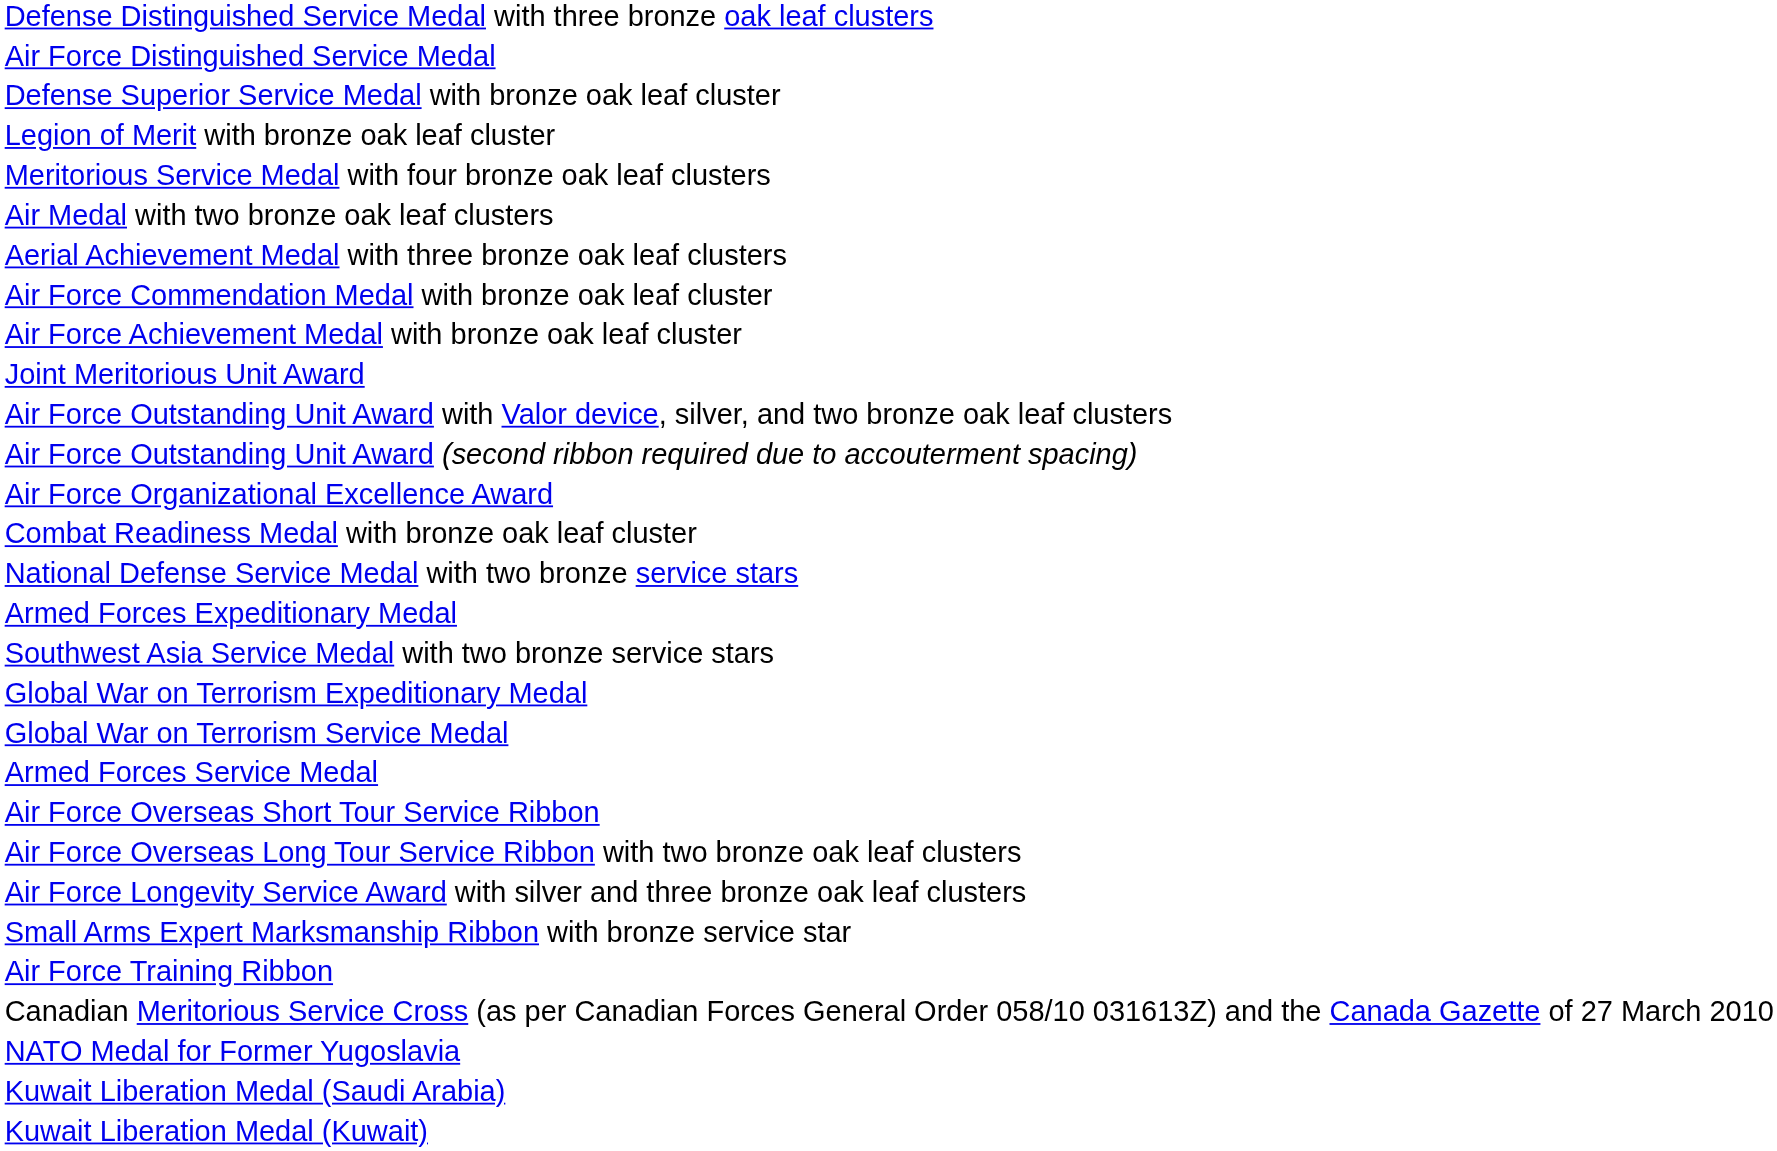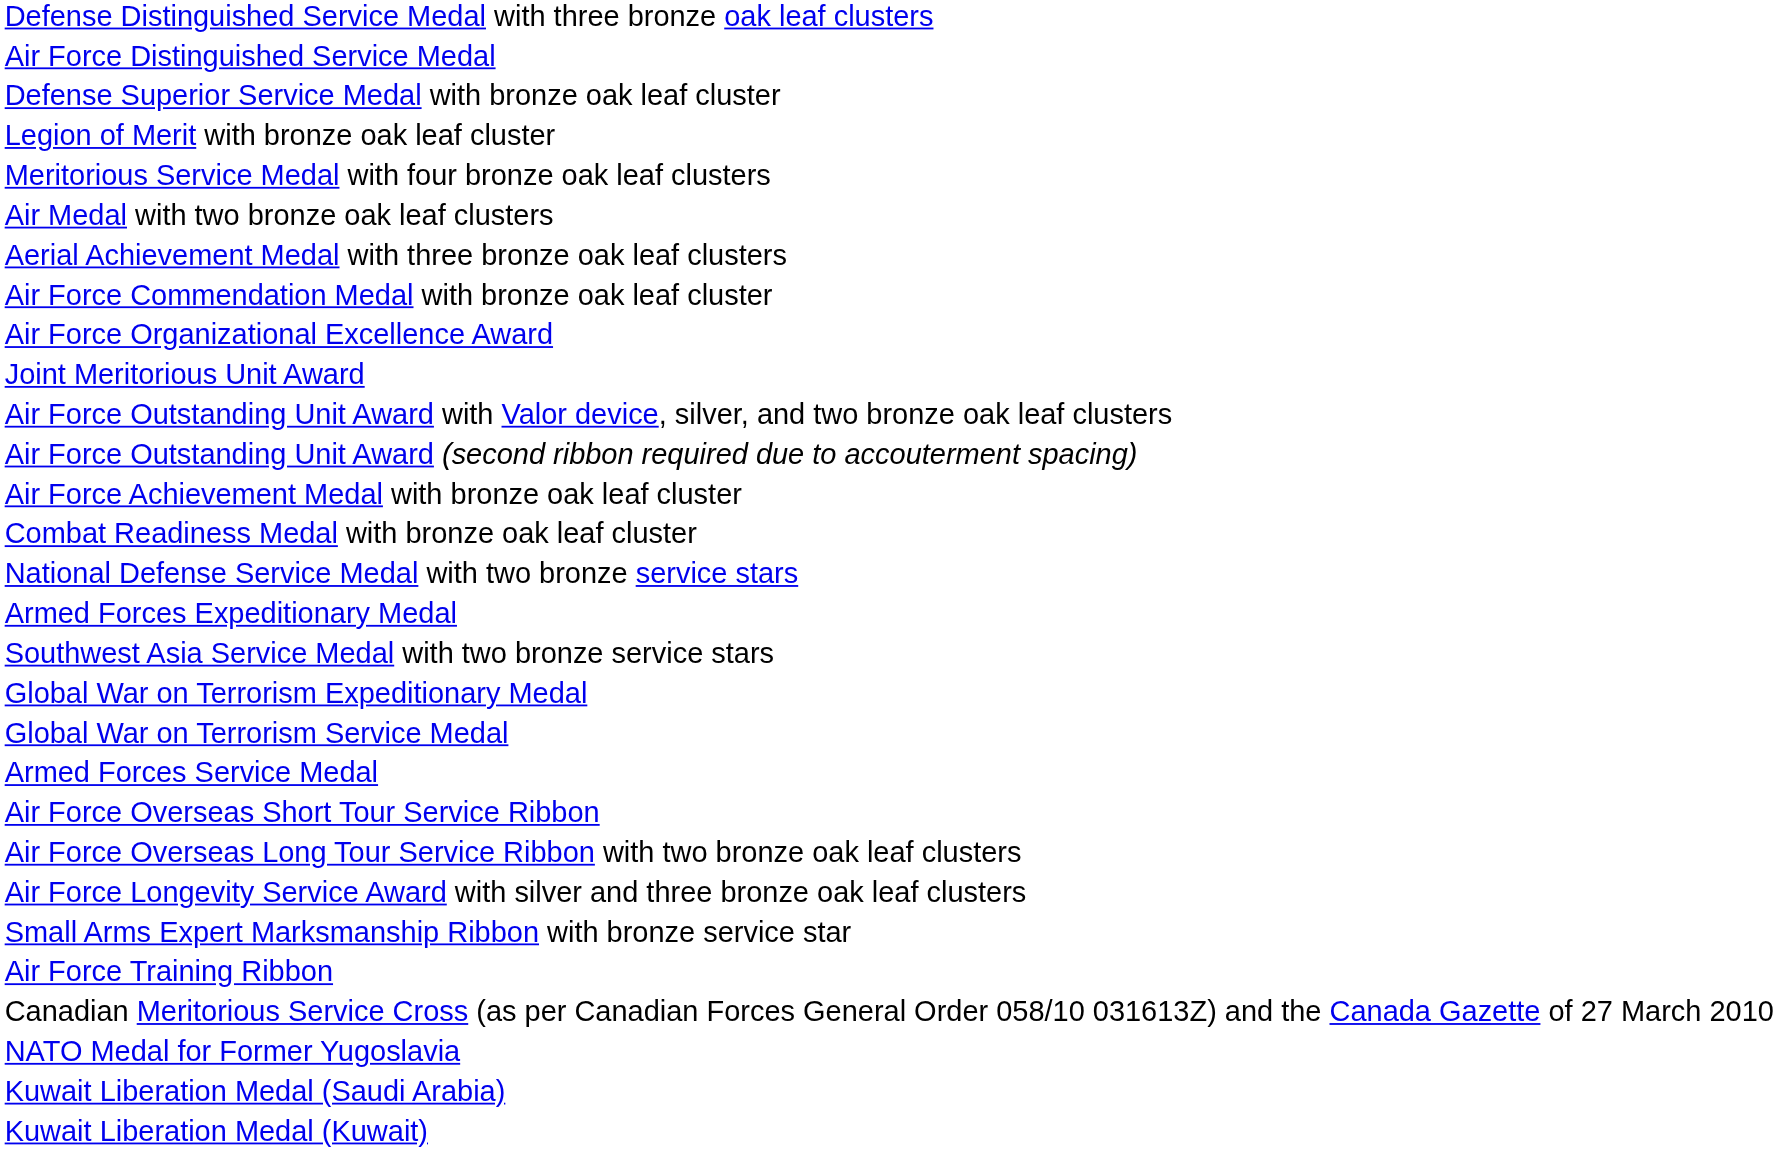rows swapped: (373, 334) <-> (279, 494)
